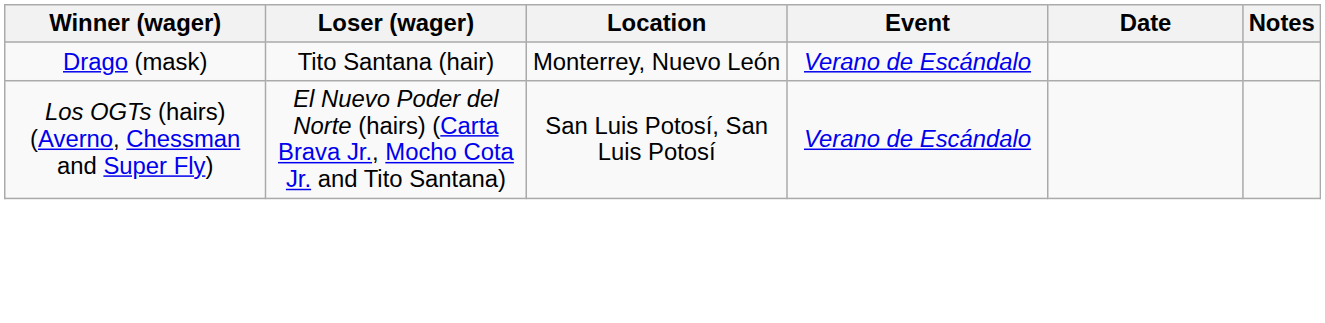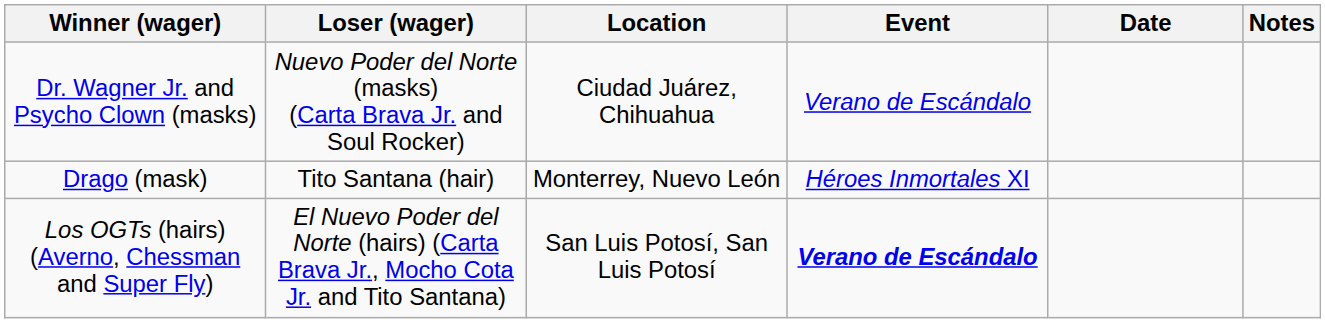+ row: (135, 101)
(918, 61) Verano de Escándalo -> (918, 179) Héroes Inmortales XI
(918, 139) normal -> (918, 257) bold
